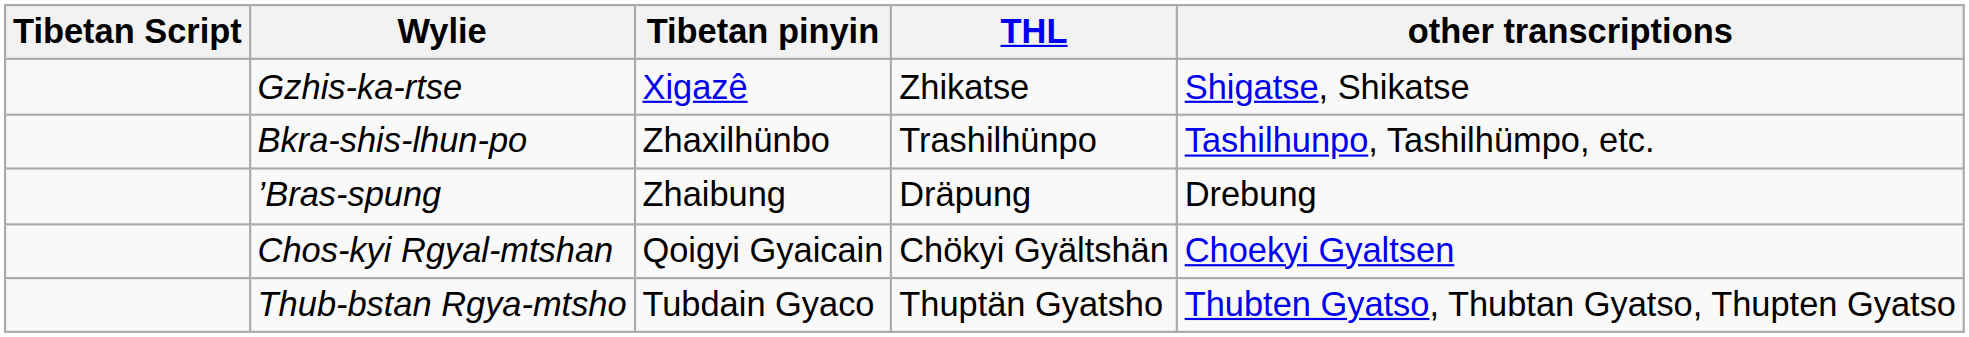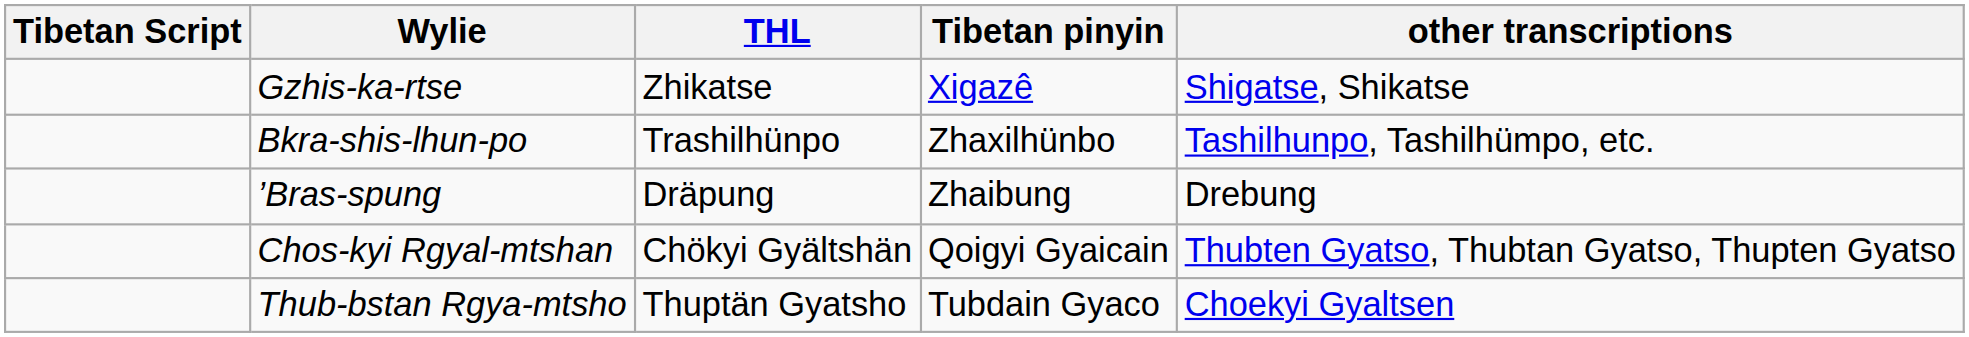columns swapped: (763, 31) <-> (1034, 31)
(1319, 250) Choekyi Gyaltsen -> (1570, 250) Thubten Gyatso, Thubtan Gyatso, Thupten Gyatso
(1570, 304) Thubten Gyatso, Thubtan Gyatso, Thupten Gyatso -> (1319, 304) Choekyi Gyaltsen
